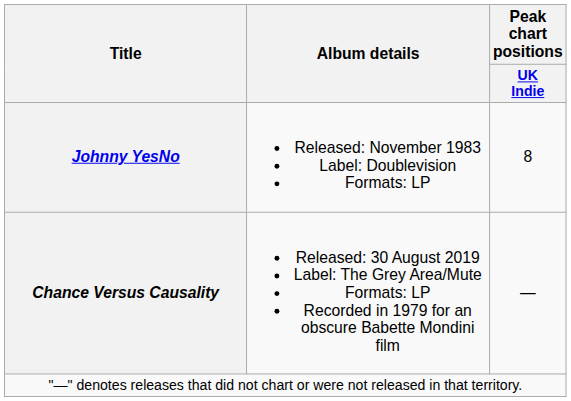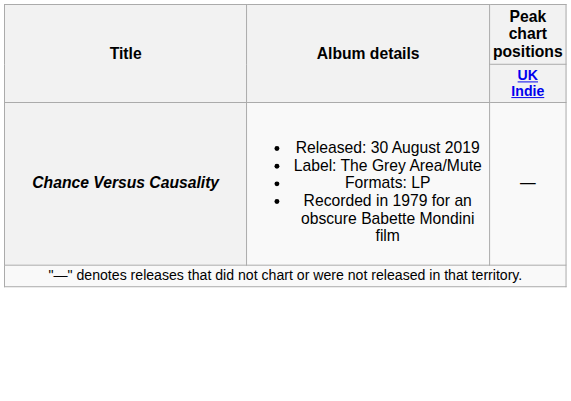- row: (126, 157)
